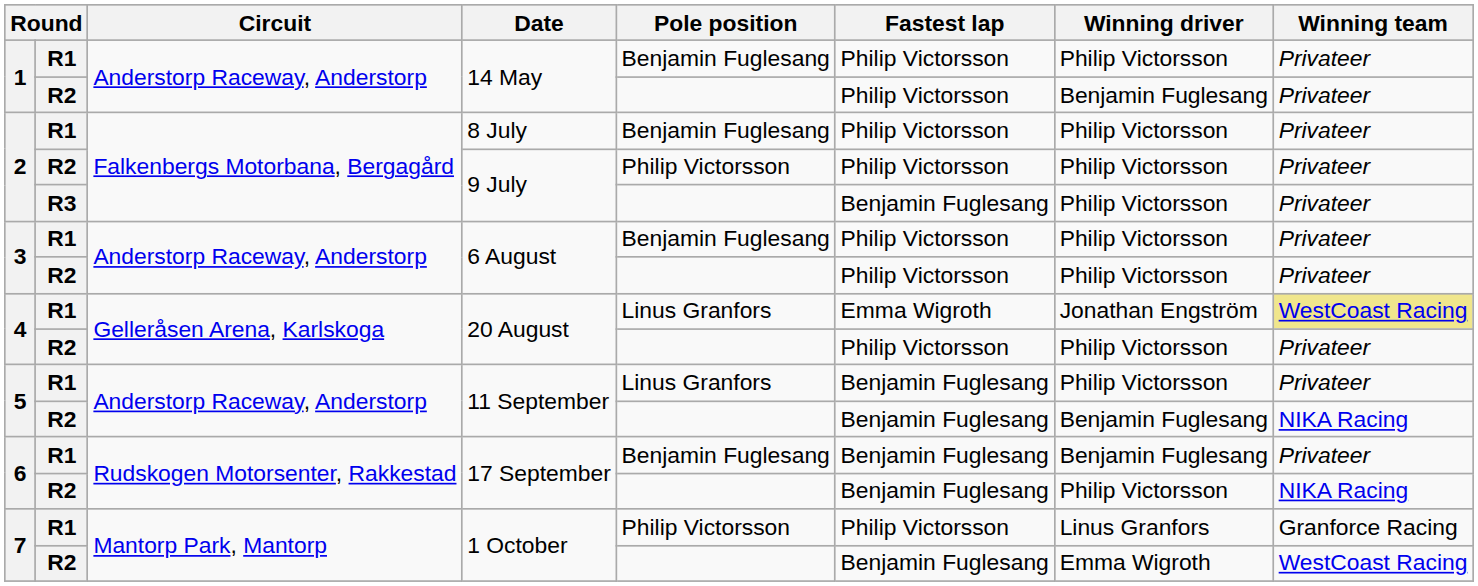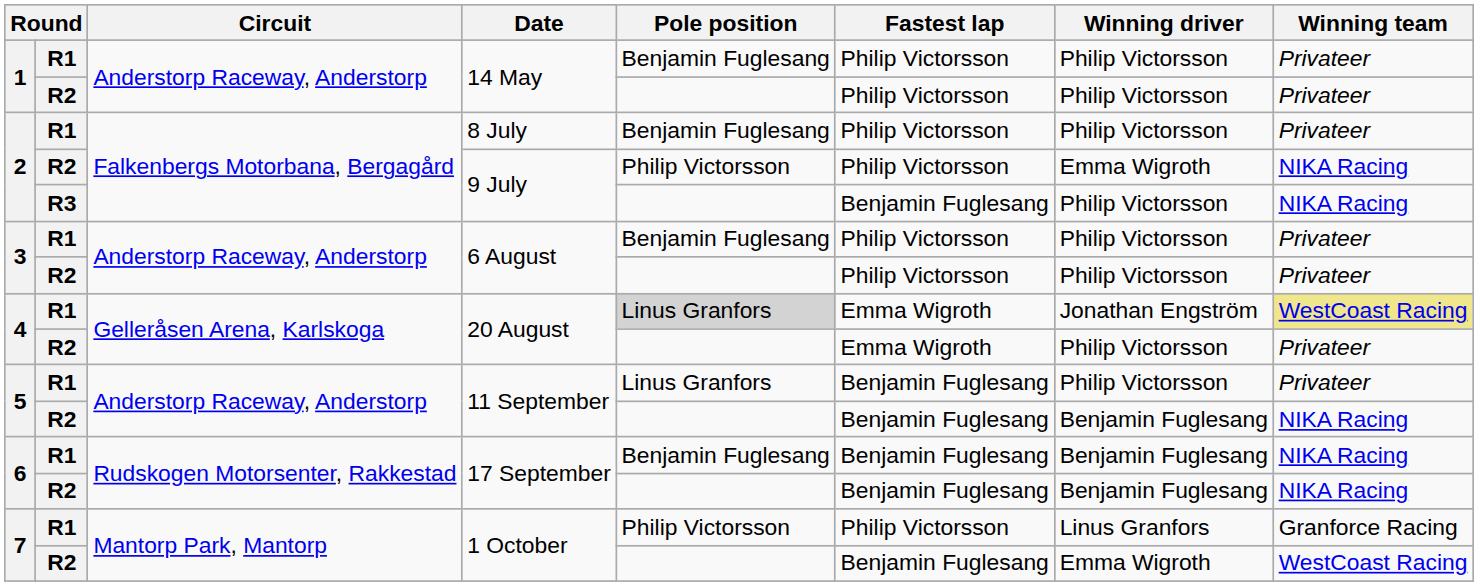(1164, 94) Benjamin Fuglesang -> (1144, 94) Philip Victorsson
(1144, 167) Philip Victorsson -> (1135, 167) Emma Wigroth
(1324, 167) Privateer -> (1343, 167) NIKA Racing
(1324, 203) Privateer -> (1343, 203) NIKA Racing
(696, 311) no background -> (696, 311) lightgrey background
(925, 347) Philip Victorsson -> (916, 347) Emma Wigroth
(1324, 455) Privateer -> (1343, 455) NIKA Racing
(1144, 491) Philip Victorsson -> (1164, 491) Benjamin Fuglesang
